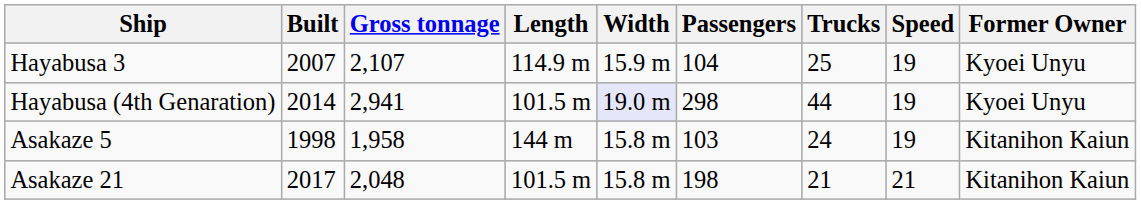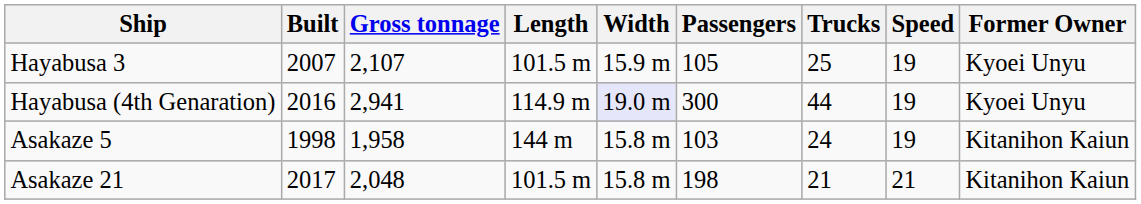(551, 62) 114.9 m -> (551, 62) 101.5 m
(700, 62) 104 -> (700, 62) 105
(311, 101) 2014 -> (311, 101) 2016
(551, 101) 101.5 m -> (551, 101) 114.9 m
(700, 101) 298 -> (700, 101) 300
